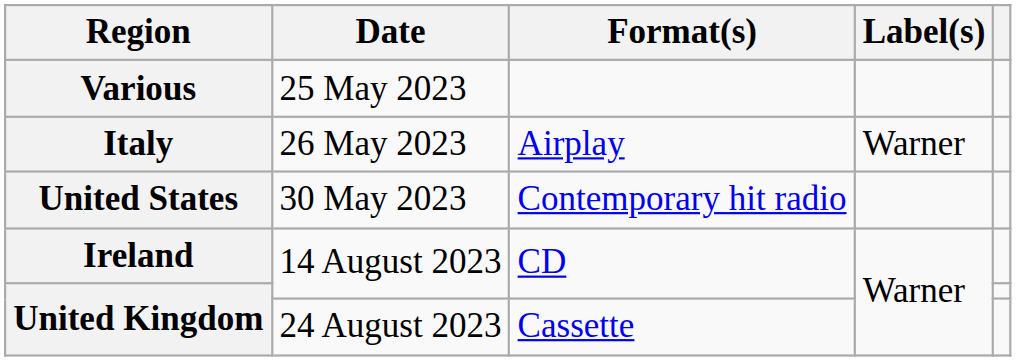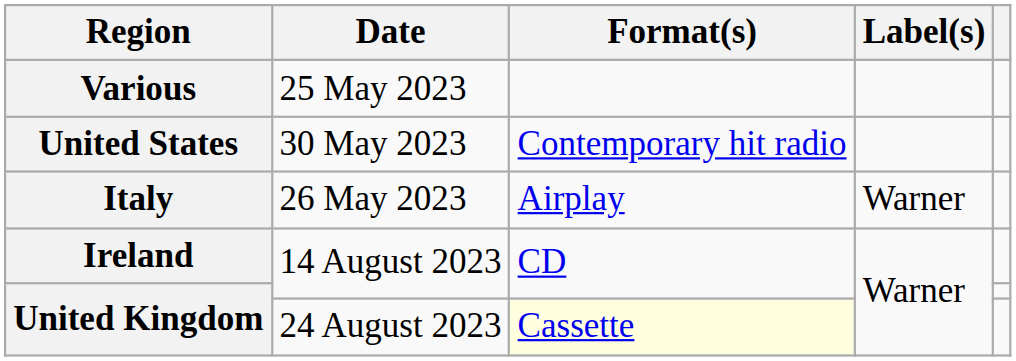rows swapped: (138, 143) <-> (138, 198)
(576, 326) no background -> (576, 326) lightyellow background
